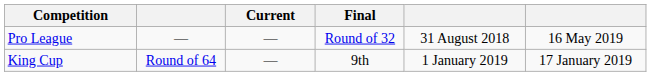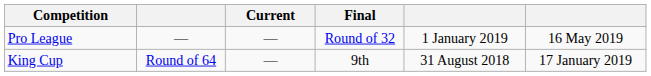(465, 37) 31 August 2018 -> (465, 37) 1 January 2019
(465, 60) 1 January 2019 -> (465, 60) 31 August 2018
